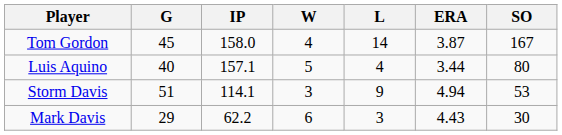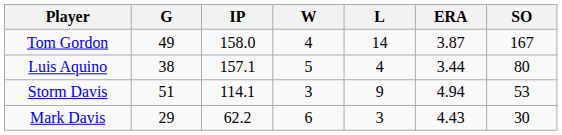(166, 42) 45 -> (166, 42) 49
(166, 67) 40 -> (166, 67) 38
